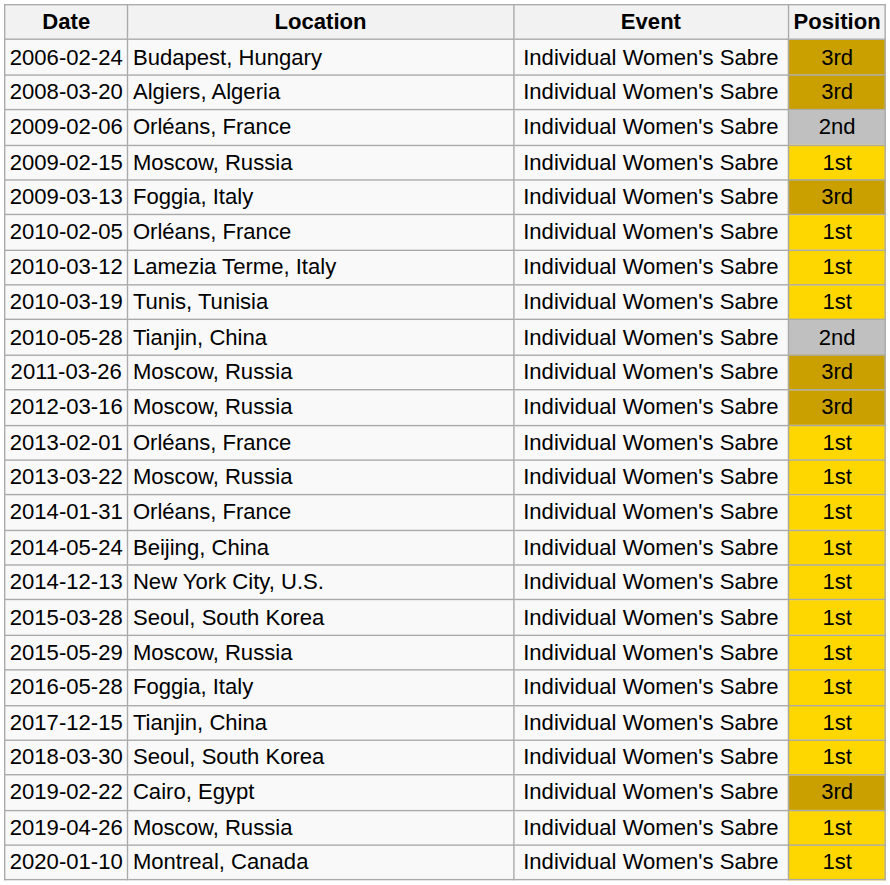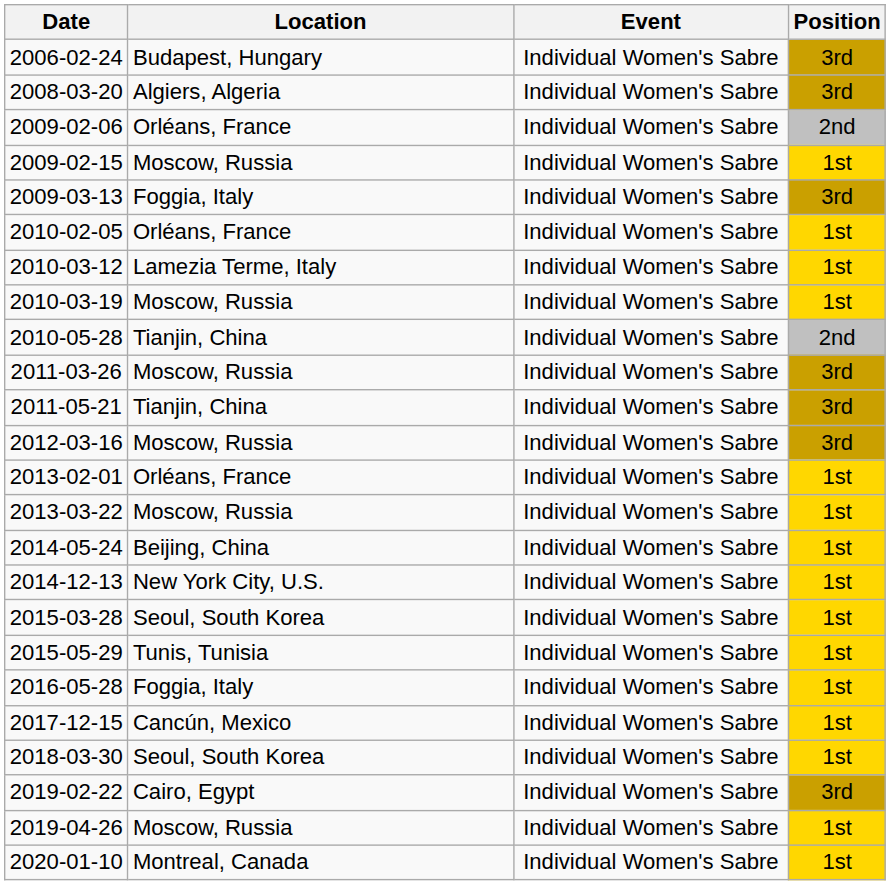(201, 302) Tunis, Tunisia -> (213, 302) Moscow, Russia
+ row: (66, 407)
- row: (66, 512)
(213, 652) Moscow, Russia -> (201, 652) Tunis, Tunisia
(200, 722) Tianjin, China -> (212, 722) Cancún, Mexico
